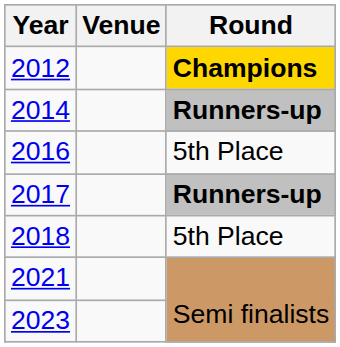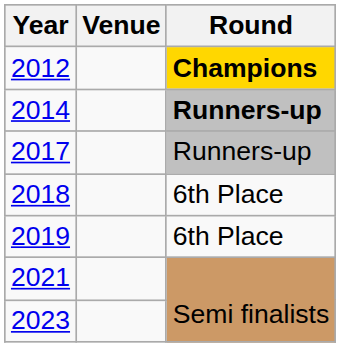- row: (40, 151)
(247, 194) bold -> (242, 151) normal
(228, 236) 5th Place -> (228, 194) 6th Place
+ row: (40, 236)
